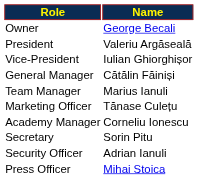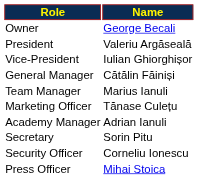(146, 122) Corneliu Ionescu -> (135, 122) Adrian Ianuli
(135, 153) Adrian Ianuli -> (146, 153) Corneliu Ionescu
